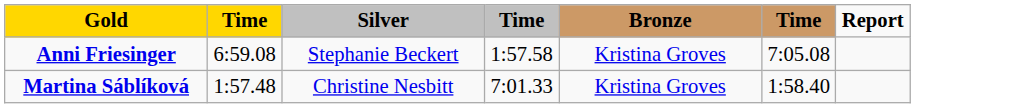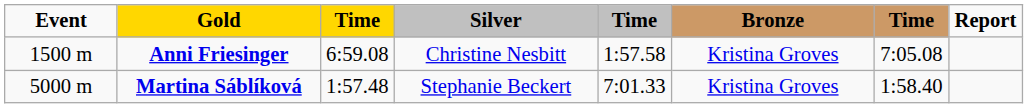+ column: (61, 20)
(383, 53) Stephanie Beckert -> (496, 53) Christine Nesbitt
(383, 86) Christine Nesbitt -> (496, 86) Stephanie Beckert
